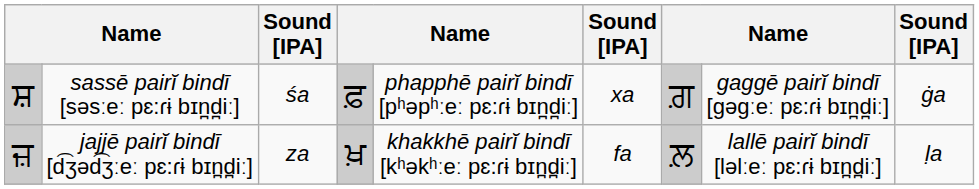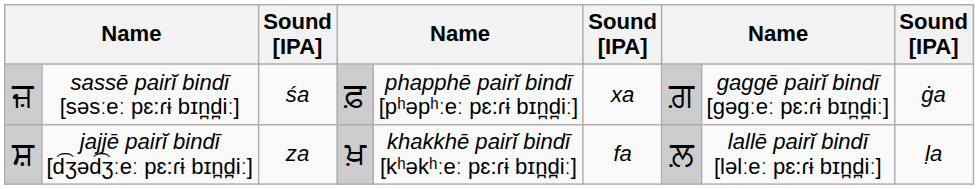(23, 94) ਸ਼ -> (23, 94) ਜ਼
(23, 154) ਜ਼ -> (23, 154) ਸ਼
